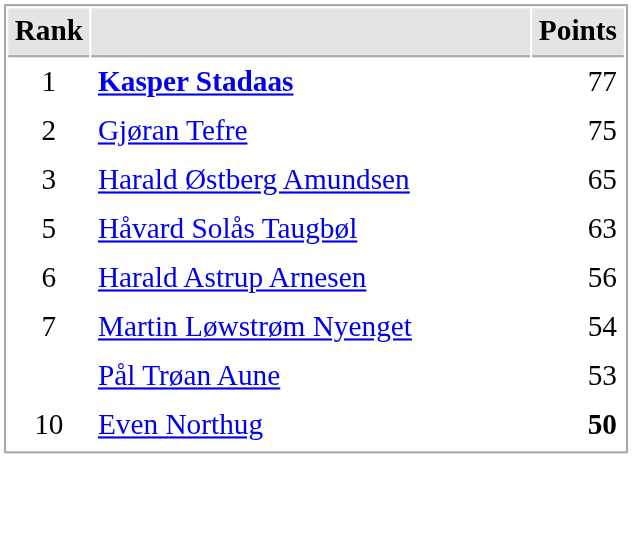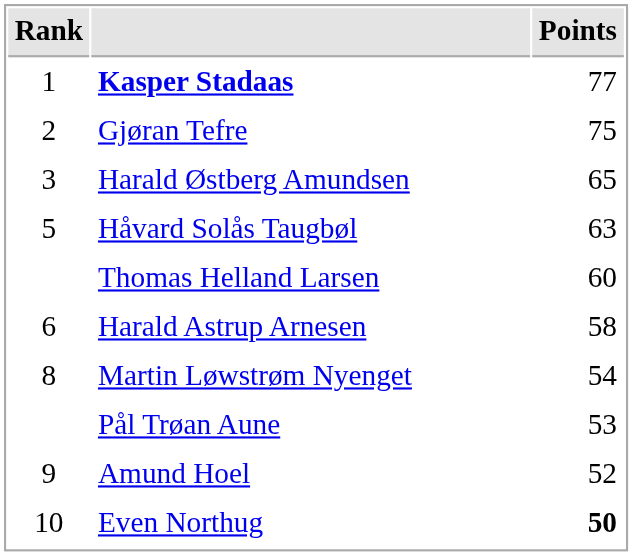+ row: (239, 278)
(602, 278) 56 -> (602, 327) 58
(49, 327) 7 -> (49, 376) 8
+ row: (174, 474)
